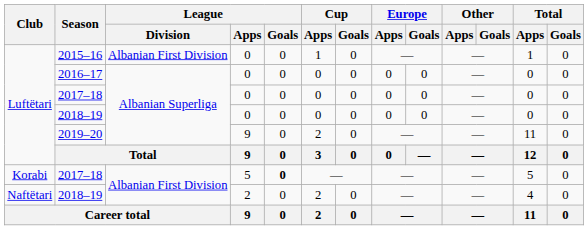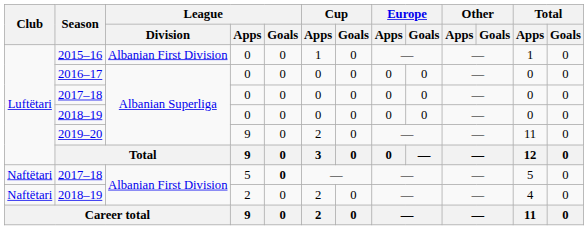(30, 174) Korabi -> (30, 174) Naftëtari
